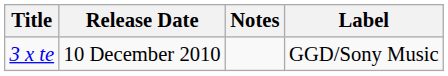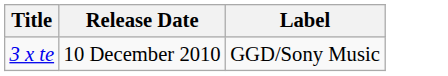- column: (255, 20)
